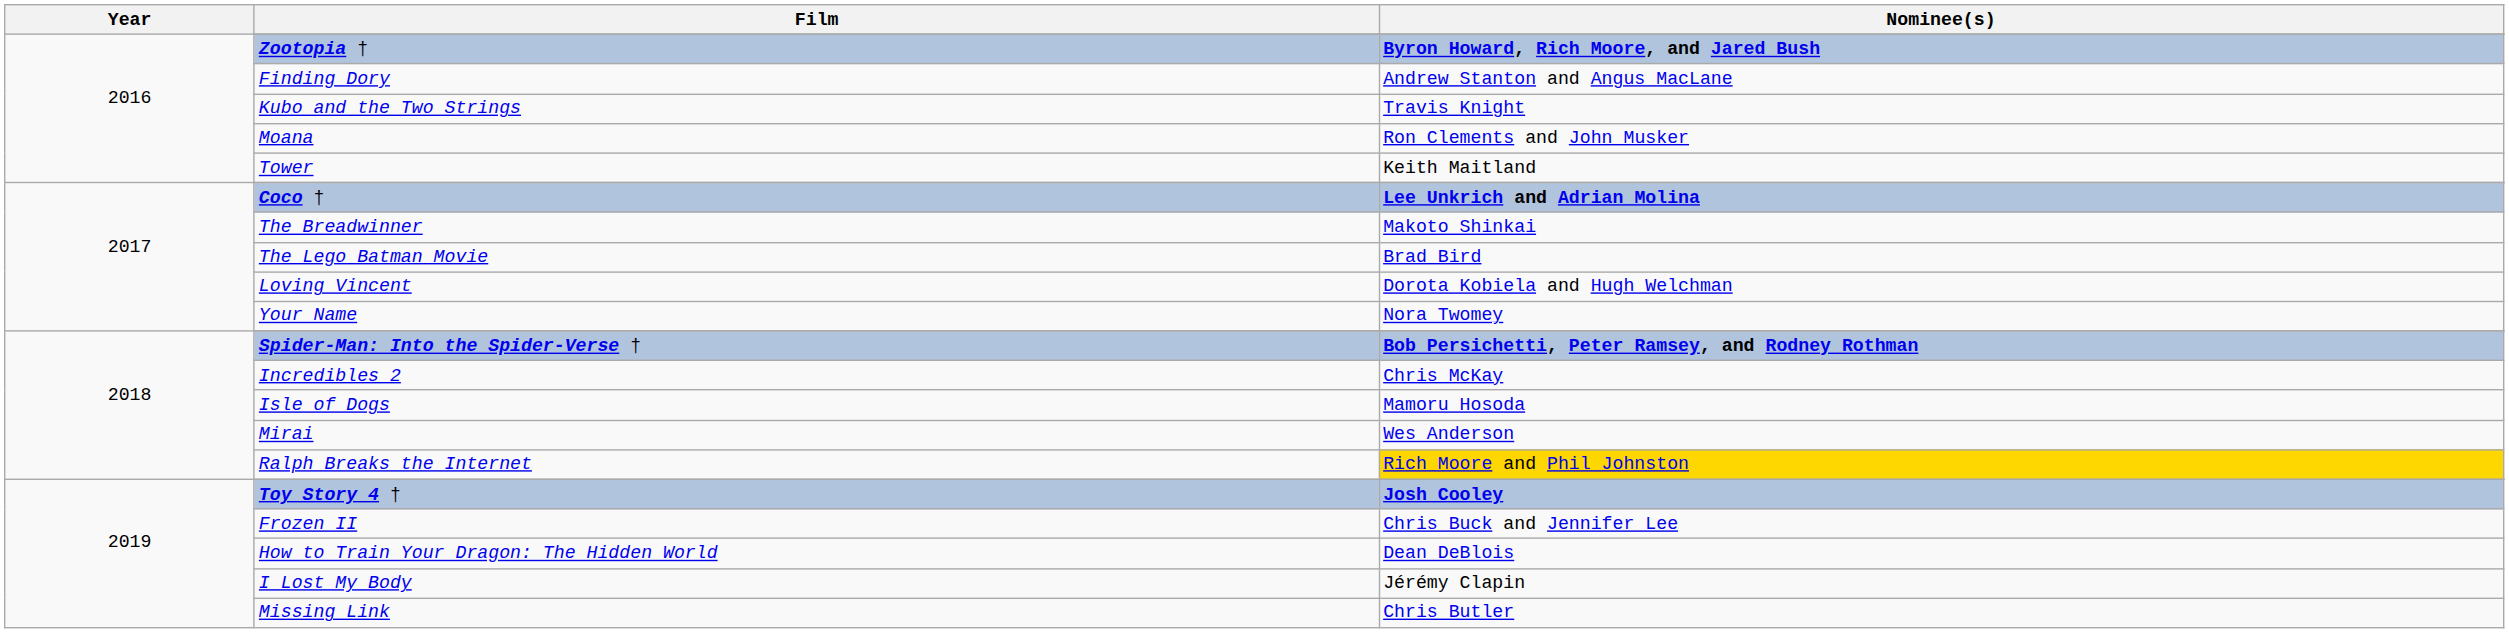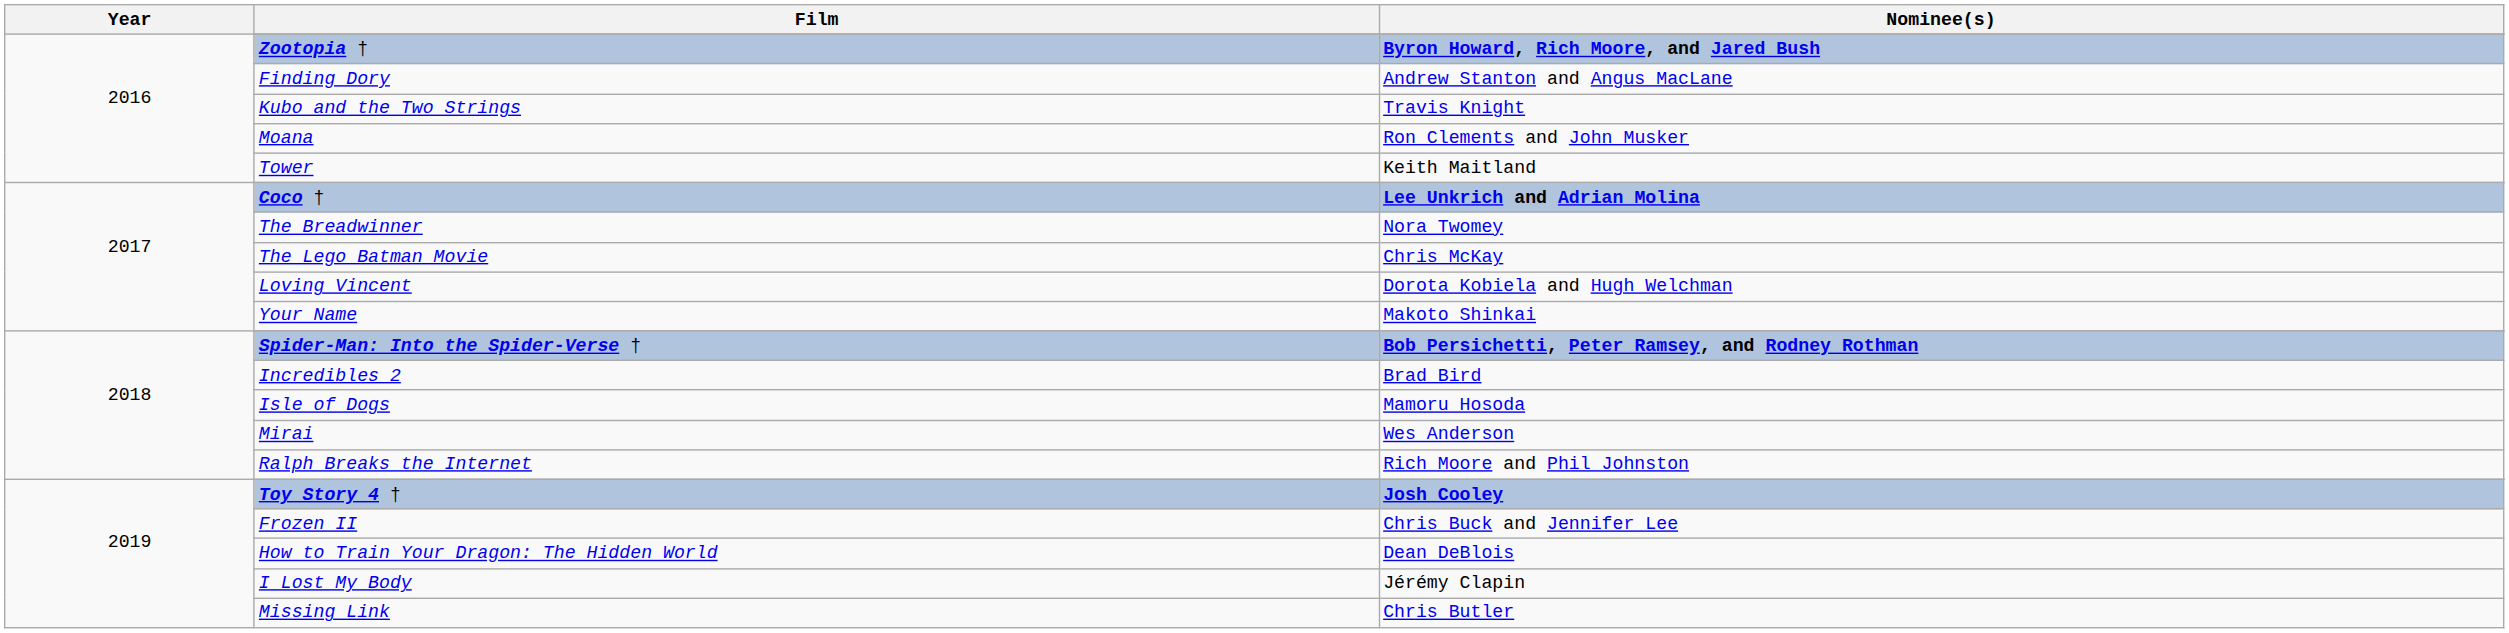(1460, 227) Makoto Shinkai -> (1443, 227) Nora Twomey
(1432, 257) Brad Bird -> (1443, 257) Chris McKay
(1443, 316) Nora Twomey -> (1460, 316) Makoto Shinkai
(1443, 375) Chris McKay -> (1432, 375) Brad Bird
(1536, 464) gold background -> (1536, 464) no background
